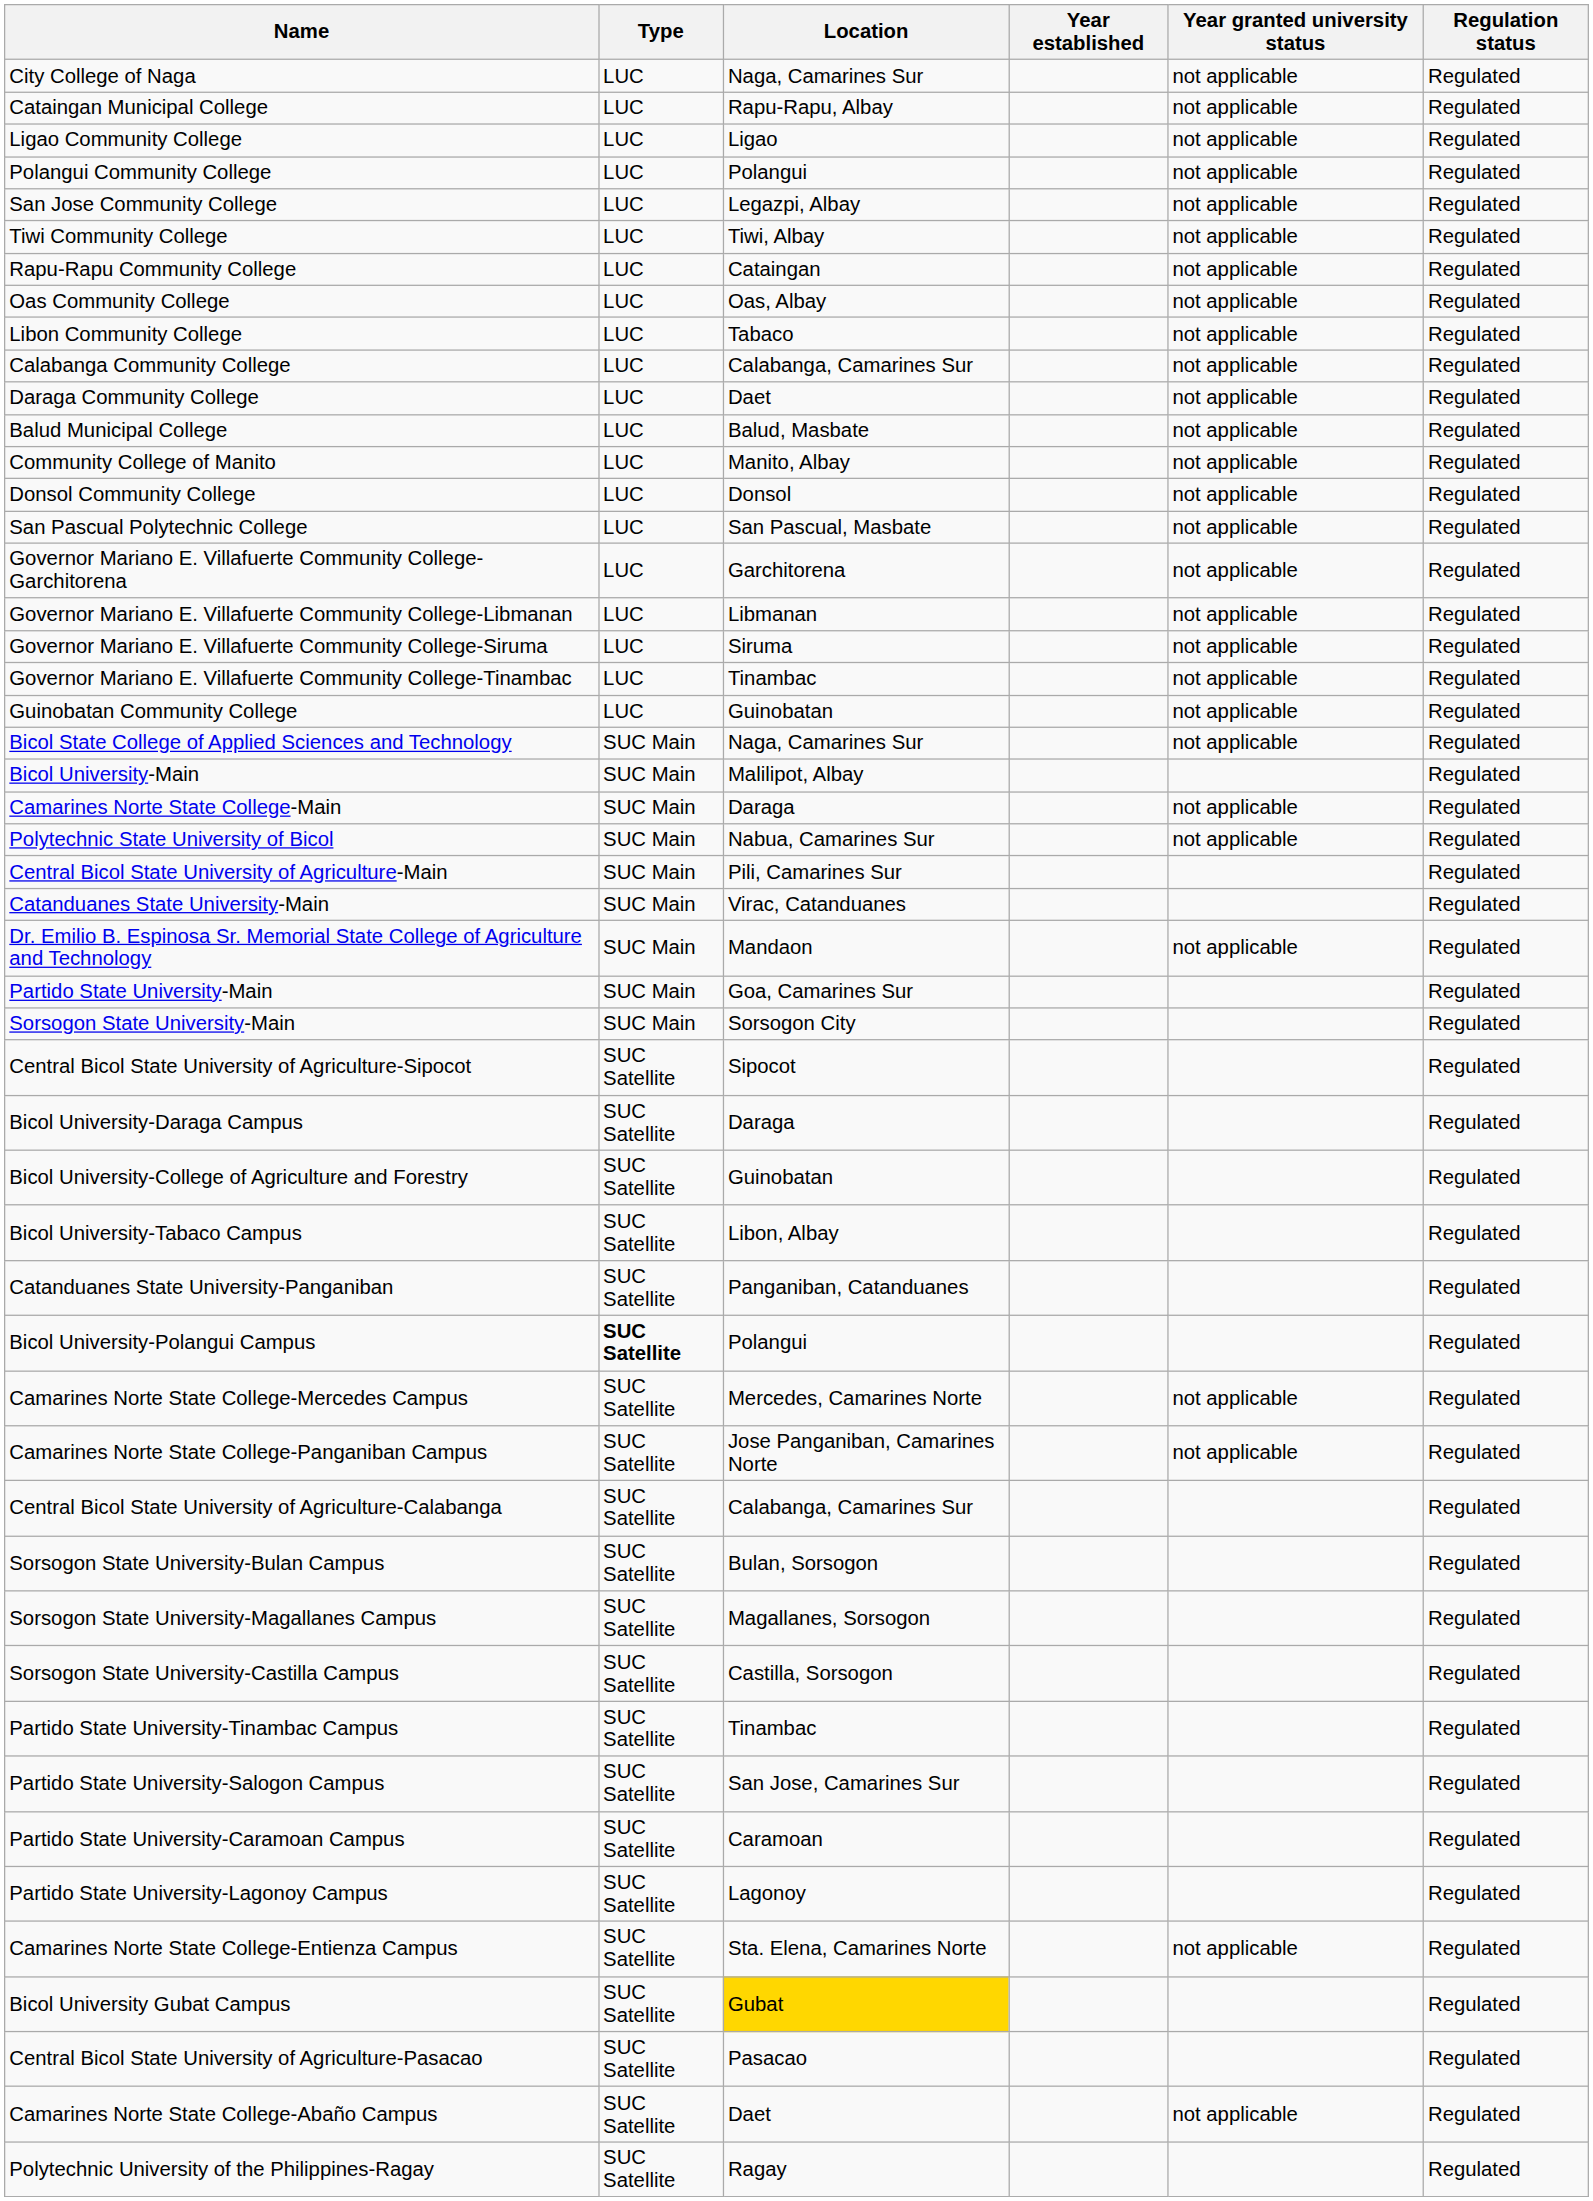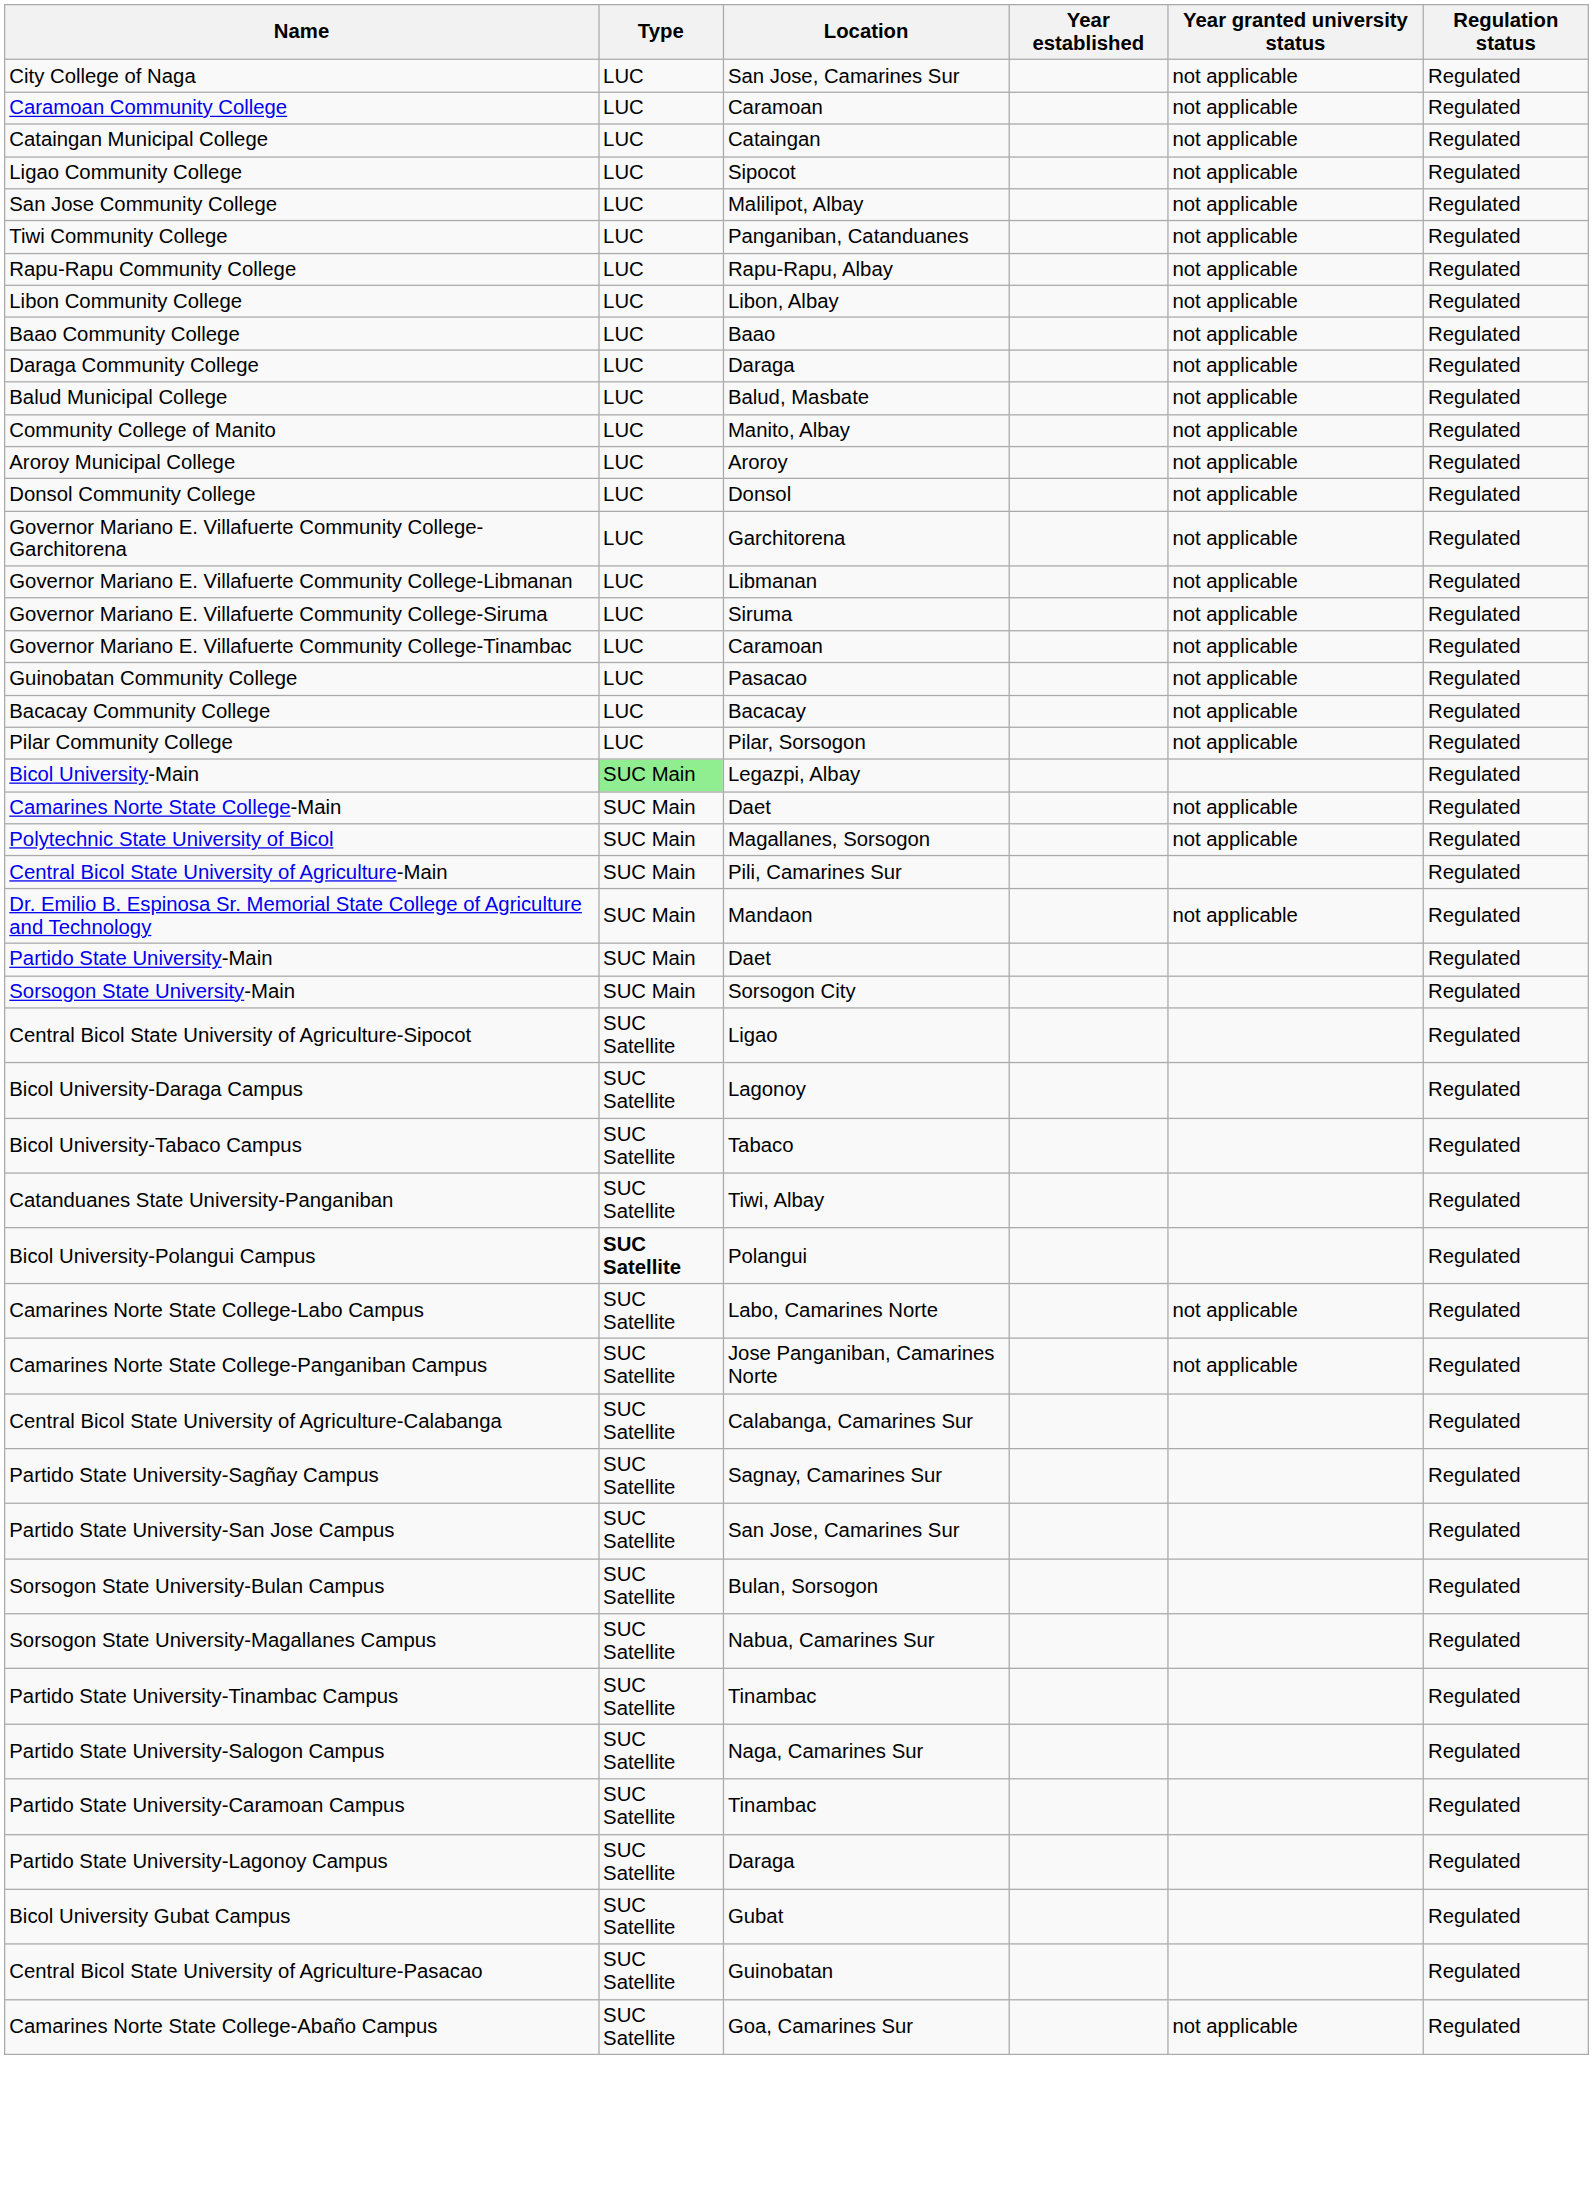(826, 75) Naga, Camarines Sur -> (844, 75) San Jose, Camarines Sur
+ row: (148, 107)
(810, 107) Rapu-Rapu, Albay -> (774, 140) Cataingan
(753, 140) Ligao -> (762, 172) Sipocot
- row: (140, 172)
(794, 204) Legazpi, Albay -> (796, 204) Malilipot, Albay
(776, 236) Tiwi, Albay -> (848, 236) Panganiban, Catanduanes
(774, 269) Cataingan -> (810, 269) Rapu-Rapu, Albay
- row: (119, 301)
(761, 333) Tabaco -> (783, 301) Libon, Albay
+ row: (125, 333)
- row: (150, 365)
(749, 397) Daet -> (761, 365) Daraga
+ row: (122, 462)
- row: (158, 526)
(772, 678) Tinambac -> (775, 646) Caramoan
(780, 710) Guinobatan -> (767, 678) Pasacao
+ row: (140, 710)
+ row: (121, 743)
- row: (260, 743)
(649, 775) no background -> (649, 775) lightgreen background
(796, 775) Malilipot, Albay -> (794, 775) Legazpi, Albay
(761, 807) Daraga -> (749, 807) Daet
(831, 839) Nabua, Camarines Sur -> (829, 839) Magallanes, Sorsogon
- row: (169, 904)
(821, 991) Goa, Camarines Sur -> (749, 959) Daet
(762, 1067) Sipocot -> (753, 1035) Ligao
(761, 1122) Daraga -> (767, 1090) Lagonoy
- row: (239, 1177)
(783, 1232) Libon, Albay -> (761, 1145) Tabaco
(848, 1287) Panganiban, Catanduanes -> (776, 1200) Tiwi, Albay
+ row: (217, 1310)
- row: (239, 1397)
+ row: (194, 1475)
+ row: (202, 1530)
(829, 1618) Magallanes, Sorsogon -> (831, 1641) Nabua, Camarines Sur
- row: (204, 1673)
(844, 1783) San Jose, Camarines Sur -> (826, 1751) Naga, Camarines Sur
(775, 1838) Caramoan -> (772, 1806) Tinambac
(767, 1893) Lagonoy -> (761, 1861) Daraga
- row: (234, 1948)
(756, 2003) gold background -> (756, 1916) no background
(767, 2058) Pasacao -> (780, 1971) Guinobatan
(749, 2114) Daet -> (821, 2026) Goa, Camarines Sur
- row: (222, 2169)
